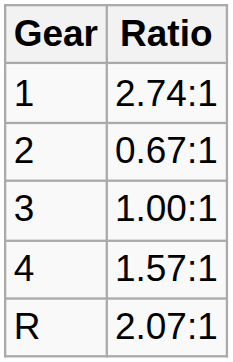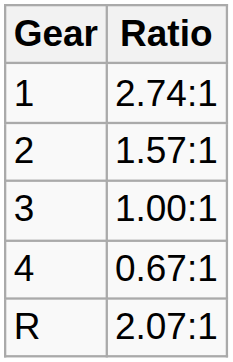(166, 151) 0.67:1 -> (166, 151) 1.57:1
(166, 268) 1.57:1 -> (166, 268) 0.67:1
